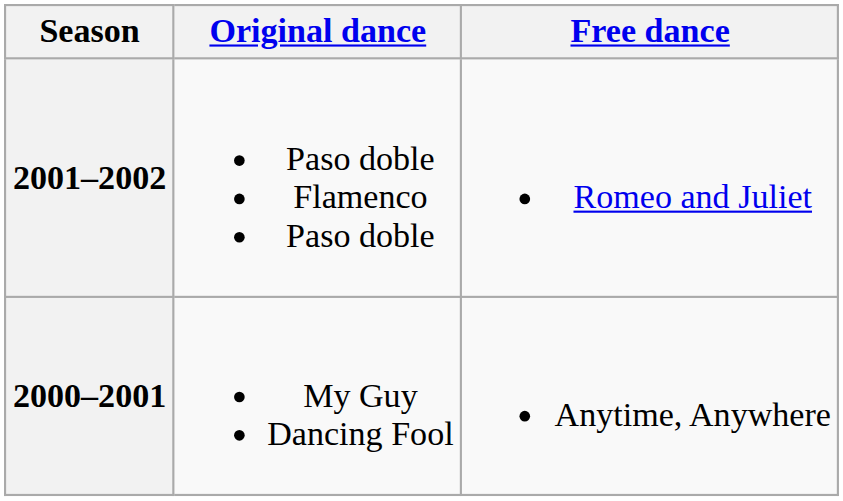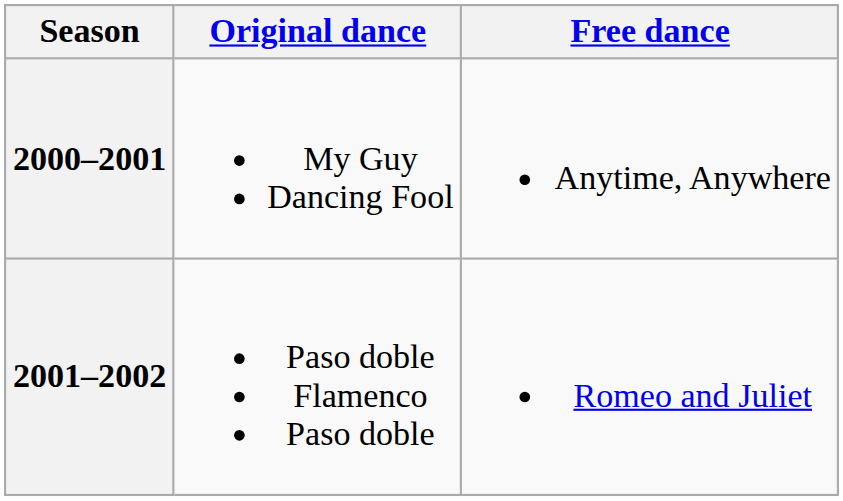rows swapped: (90, 177) <-> (90, 395)
